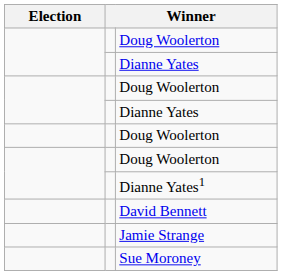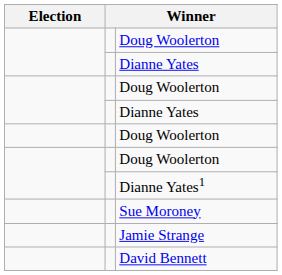rows swapped: (55, 259) <-> (55, 211)
